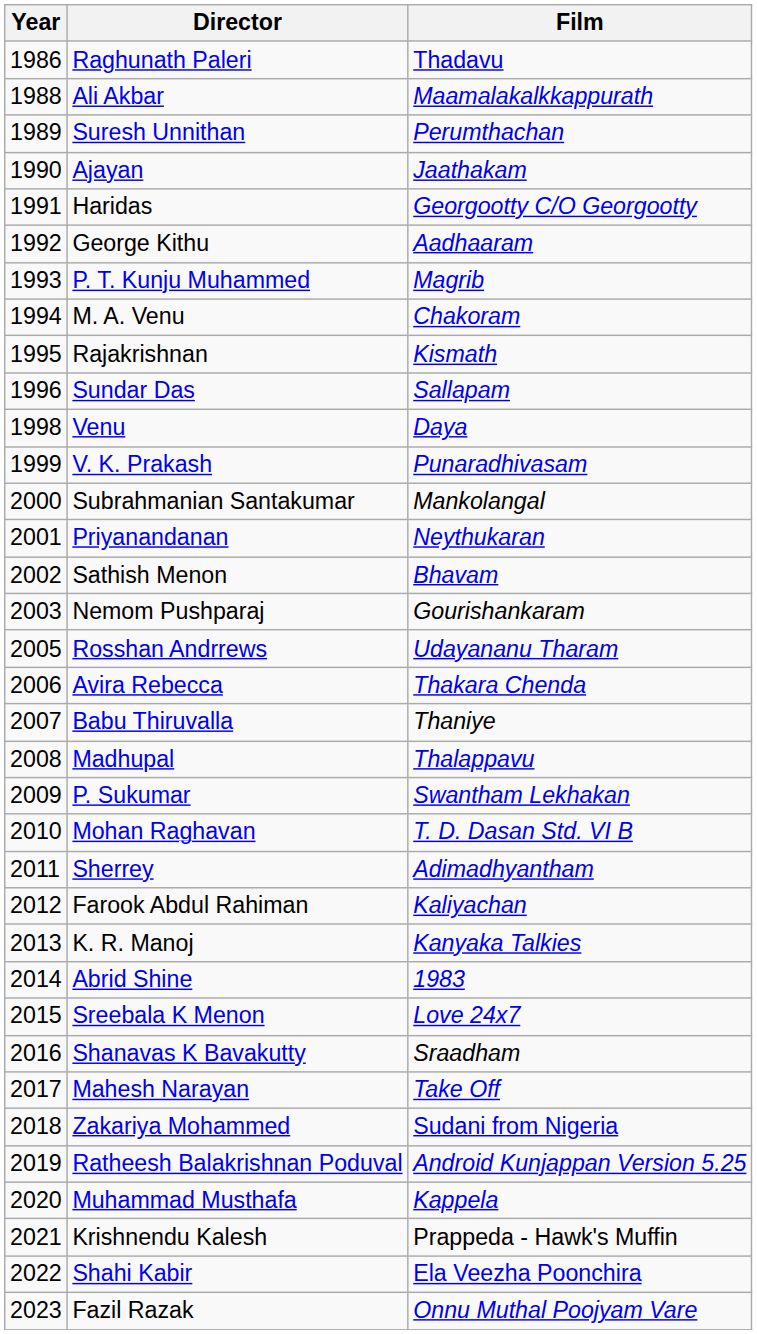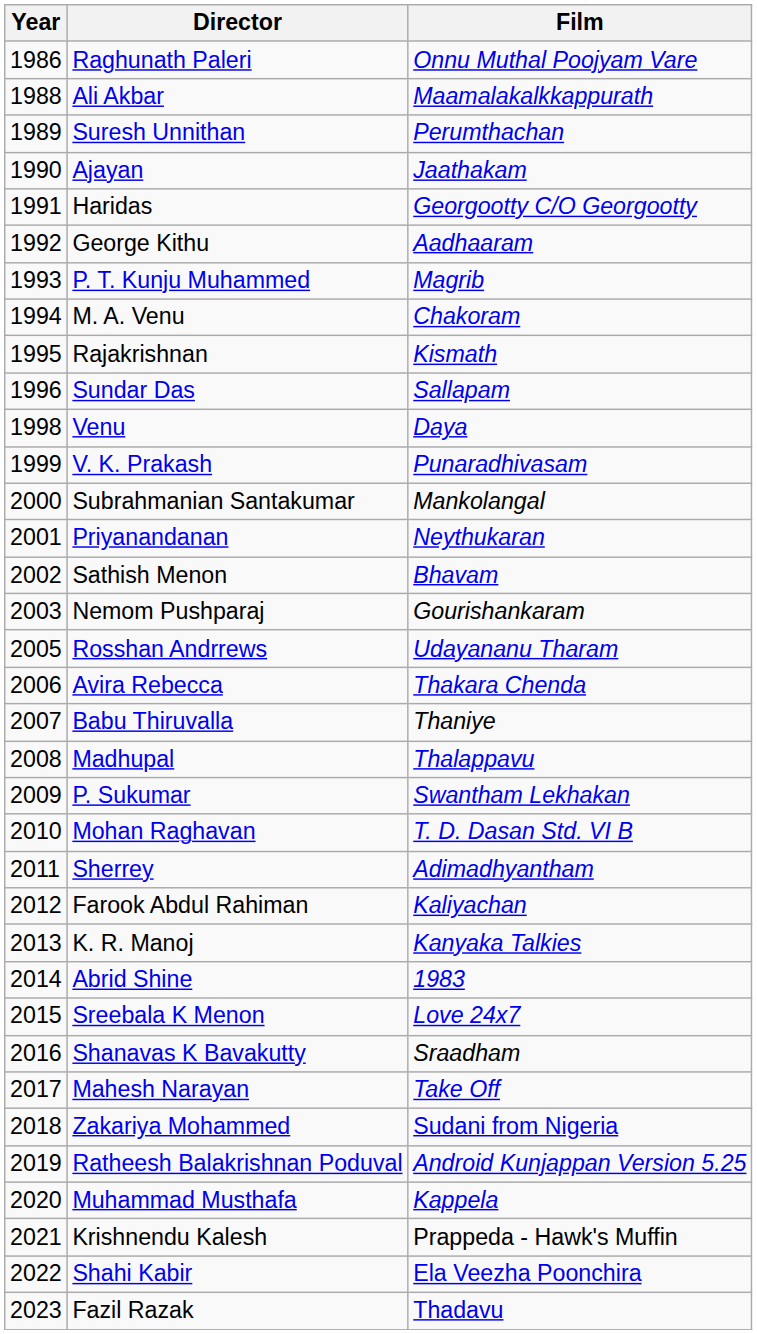(458, 59) Thadavu -> (555, 59) Onnu Muthal Poojyam Vare
(555, 1310) Onnu Muthal Poojyam Vare -> (458, 1310) Thadavu
